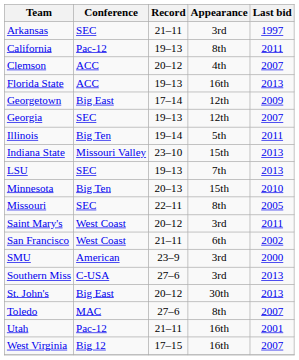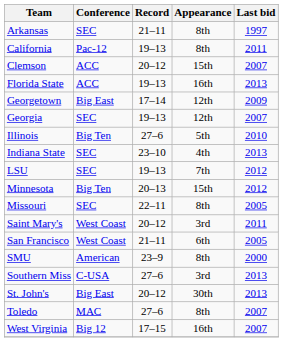(219, 30) 3rd -> (203, 30) 8th
(219, 65) 4th -> (203, 65) 15th
(168, 135) 19–14 -> (152, 135) 27–6
(272, 135) 2011 -> (256, 135) 2010
(111, 153) Missouri Valley -> (86, 153) SEC
(219, 153) 15th -> (203, 153) 4th
(272, 170) 2013 -> (256, 170) 2012
(272, 188) 2010 -> (256, 188) 2012
(272, 240) 2002 -> (256, 240) 2005
(219, 258) 3rd -> (203, 258) 8th
- row: (18, 328)
